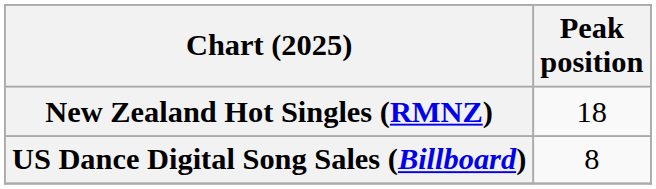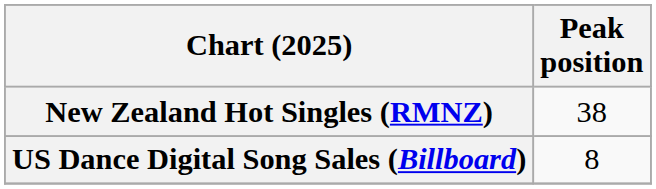(592, 111) 18 -> (592, 111) 38
